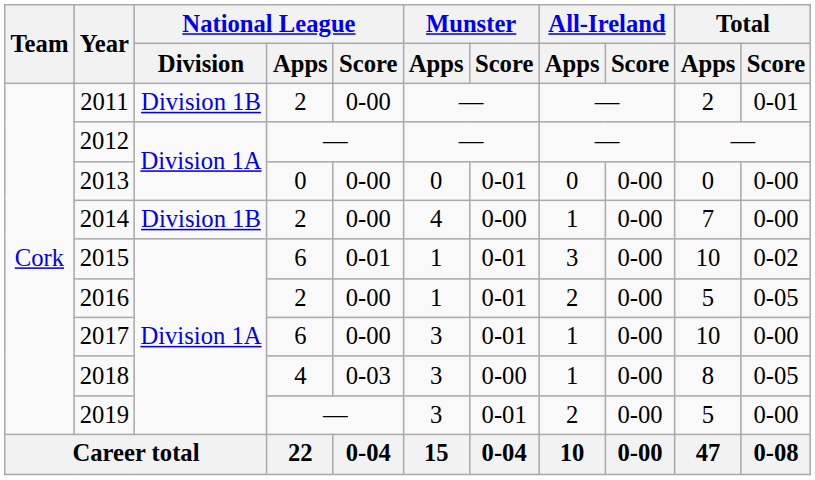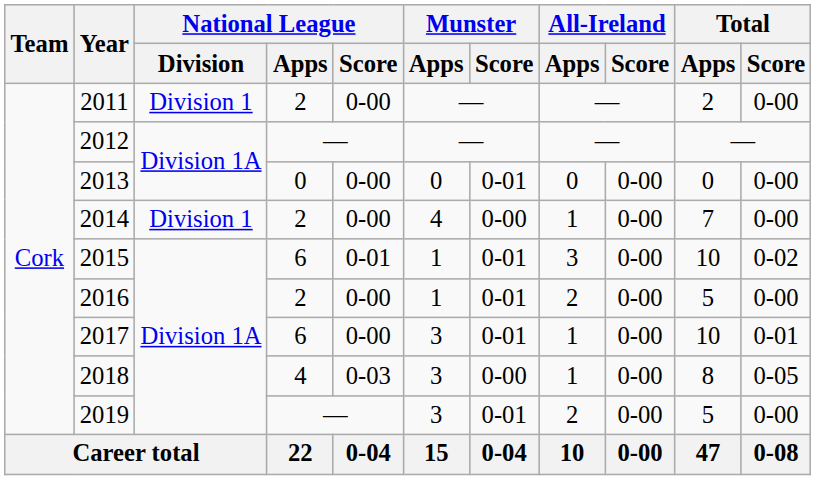(201, 102) Division 1B -> (201, 102) Division 1
(776, 102) 0-01 -> (776, 102) 0-00
(201, 219) Division 1B -> (201, 219) Division 1
(776, 297) 0-05 -> (776, 297) 0-00
(776, 336) 0-00 -> (776, 336) 0-01
